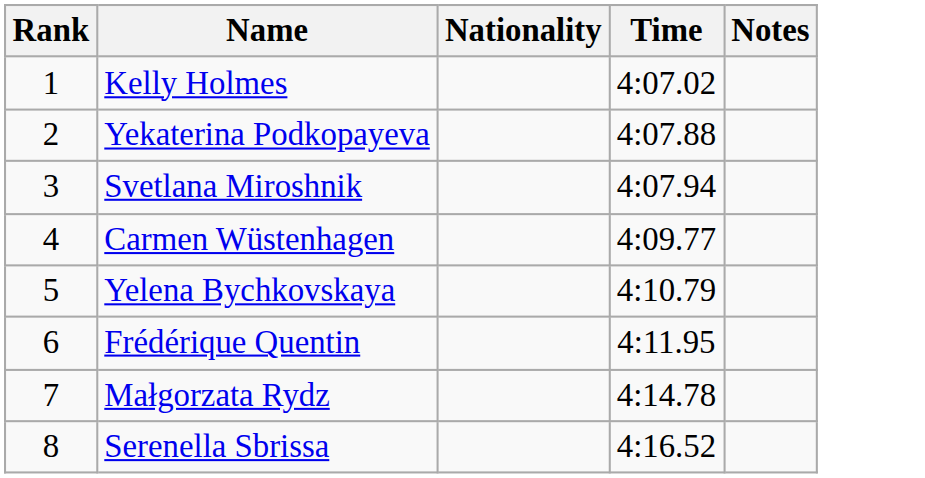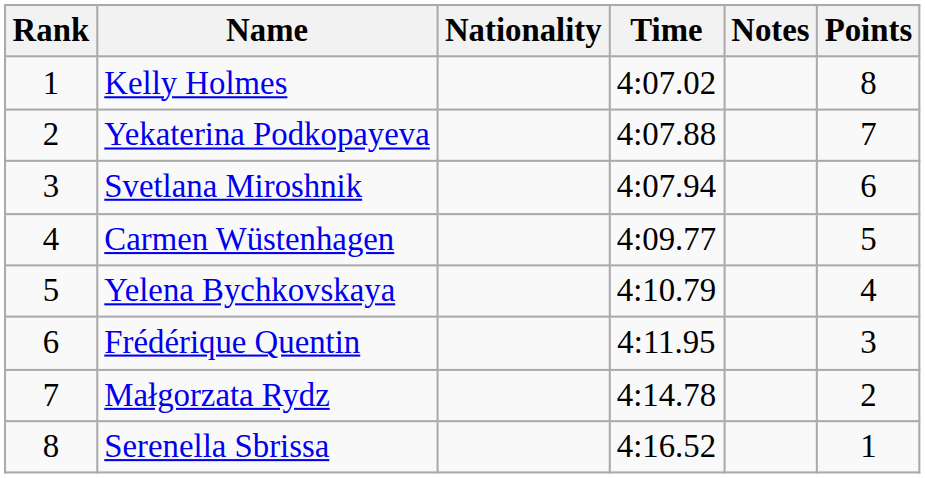+ column: (868, 30)
